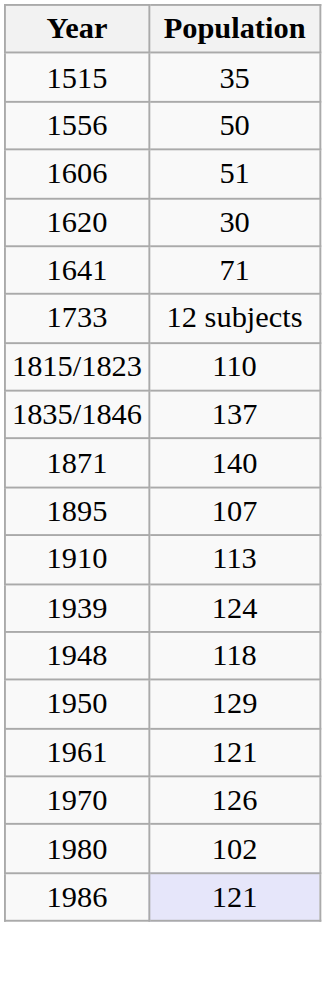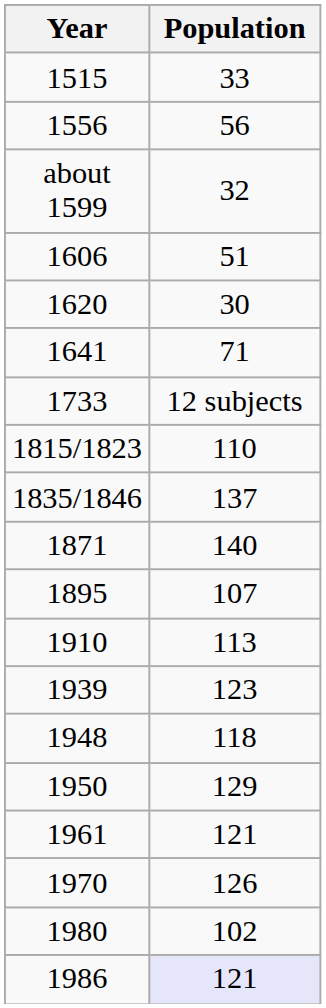(235, 76) 35 -> (235, 76) 33
(235, 125) 50 -> (235, 125) 56
+ row: (77, 190)
(235, 607) 124 -> (235, 689) 123
